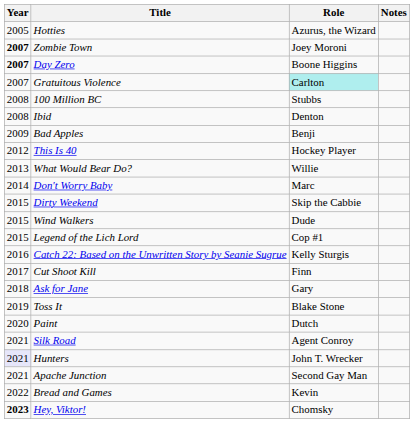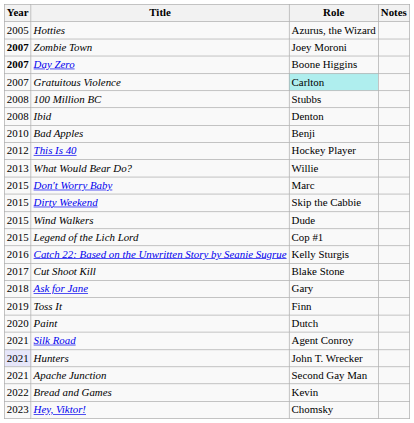(18, 133) 2009 -> (18, 133) 2010
(18, 185) 2014 -> (18, 185) 2015
(302, 271) Finn -> (318, 271) Blake Stone
(318, 306) Blake Stone -> (302, 306) Finn
(18, 409) bold -> (18, 409) normal
